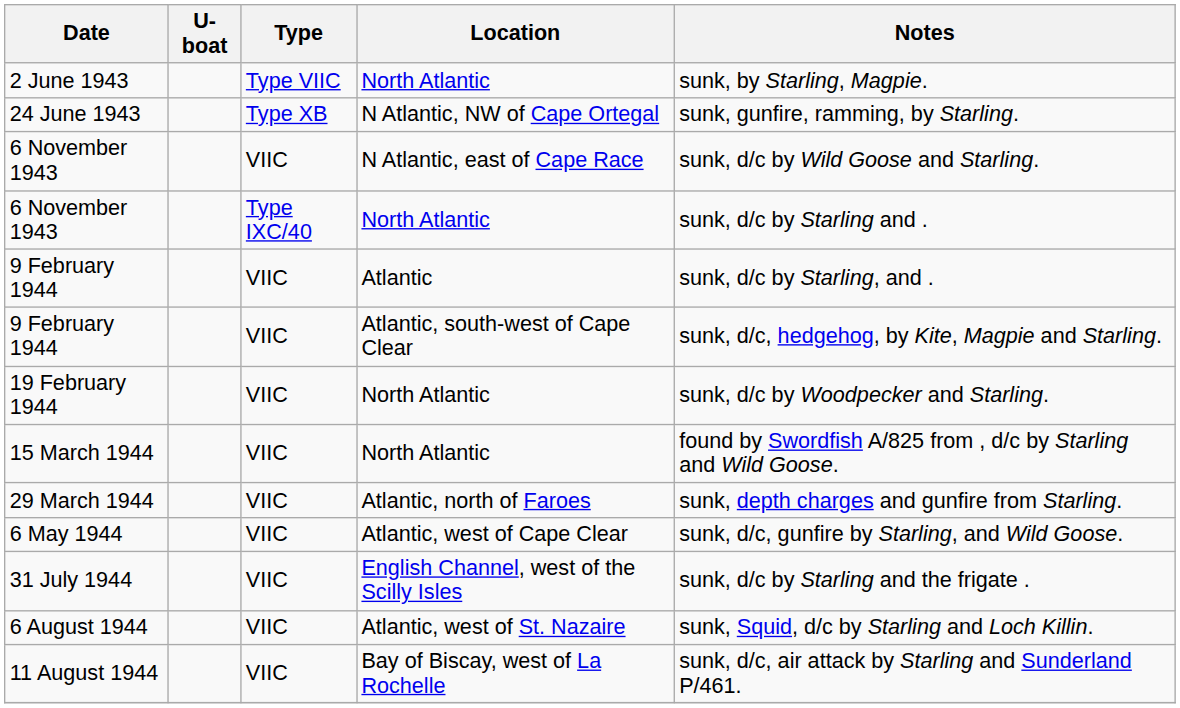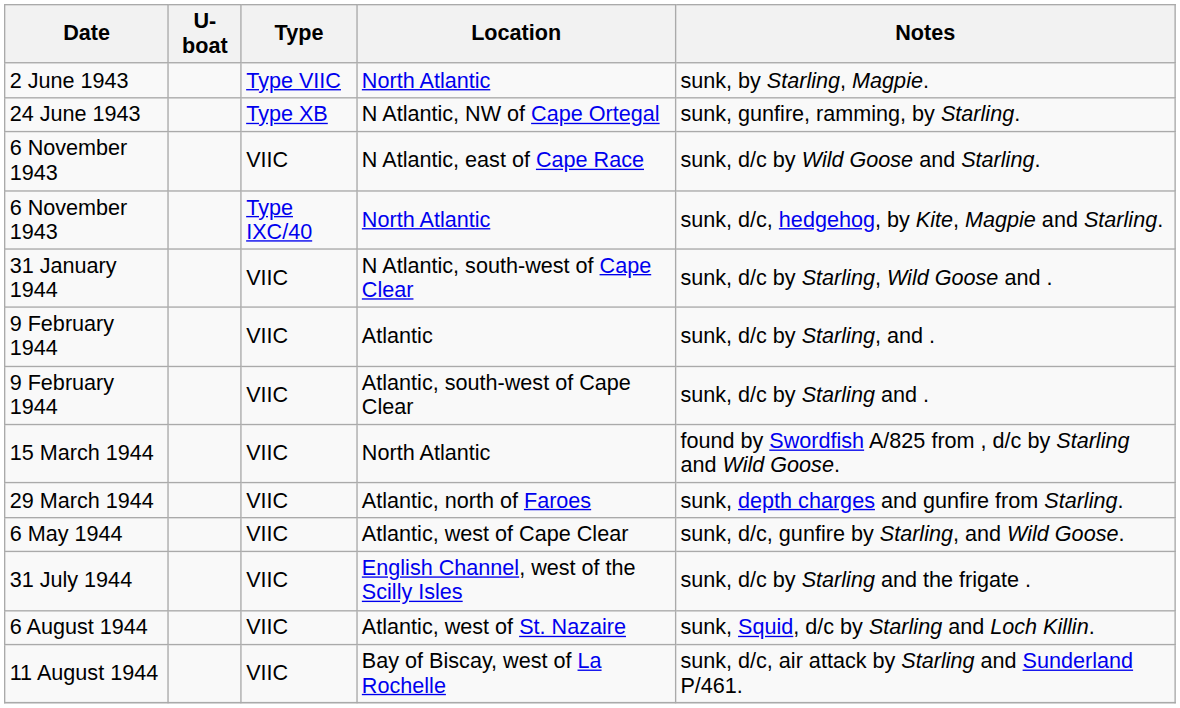(803, 219) sunk, d/c by Starling and . -> (922, 219) sunk, d/c, hedgehog, by Kite, Magpie and Starling.
+ row: (63, 277)
(921, 336) sunk, d/c, hedgehog, by Kite, Magpie and Starling. -> (805, 395) sunk, d/c by Starling and .
- row: (68, 395)
